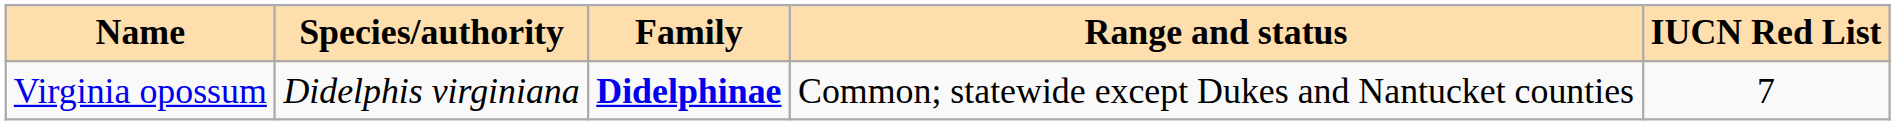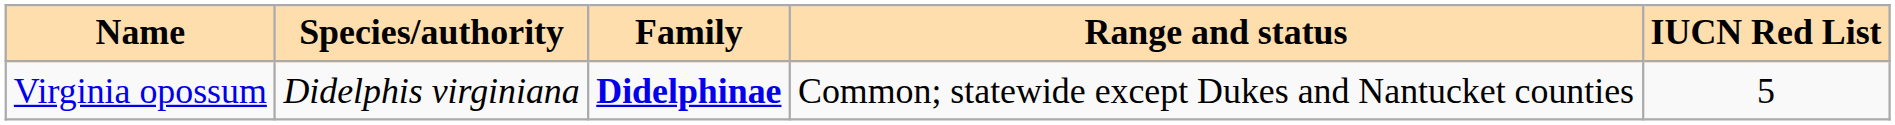(1766, 90) 7 -> (1766, 90) 5
